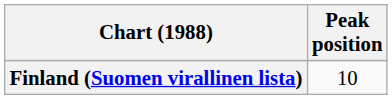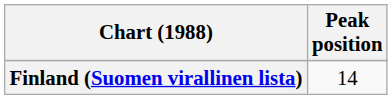(347, 77) 10 -> (347, 77) 14
